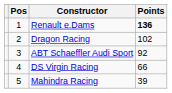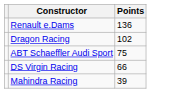- column: (19, 11)
(145, 25) bold -> (124, 25) normal
(142, 53) 92 -> (122, 53) 75
